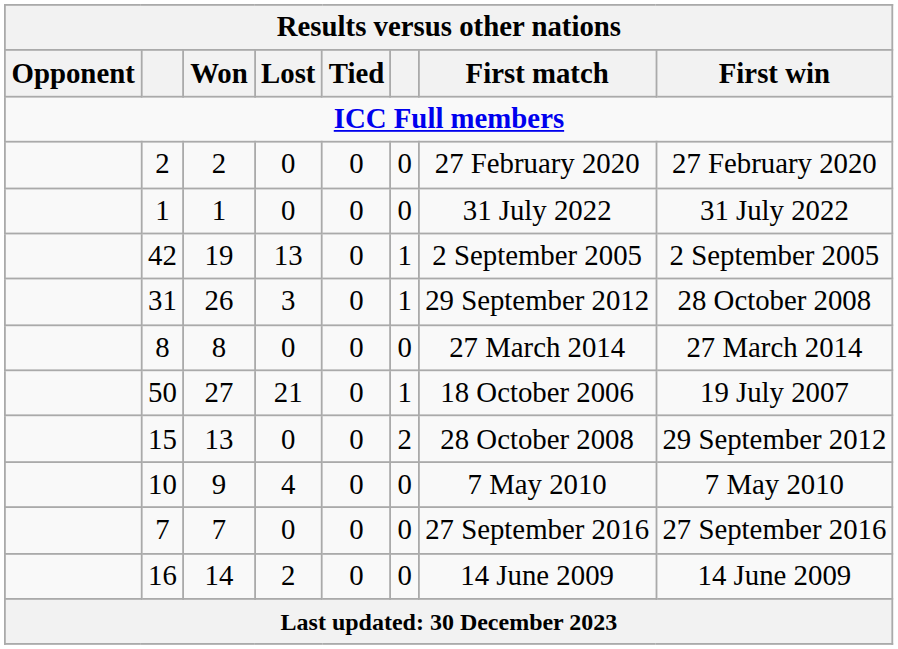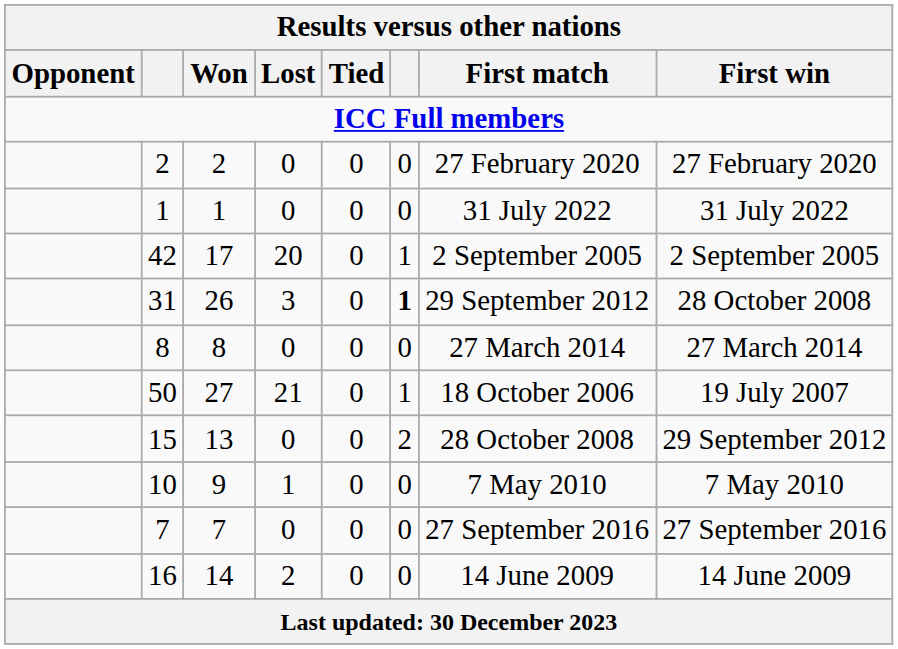(219, 255) 19 -> (219, 255) 17
(288, 255) 13 -> (288, 255) 20
(405, 301) normal -> (405, 301) bold
(288, 484) 4 -> (288, 484) 1
